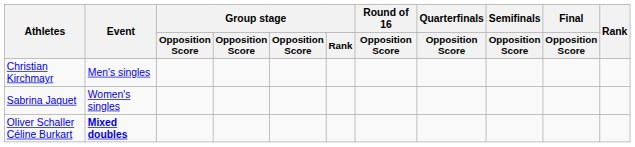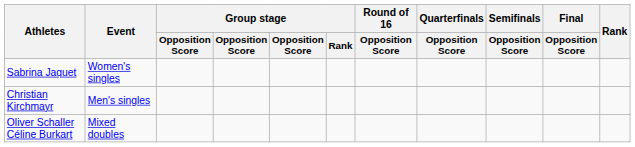rows swapped: (30, 73) <-> (42, 101)
(108, 129) bold -> (106, 129) normal
